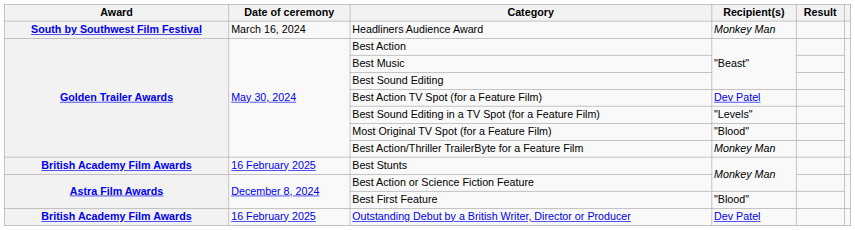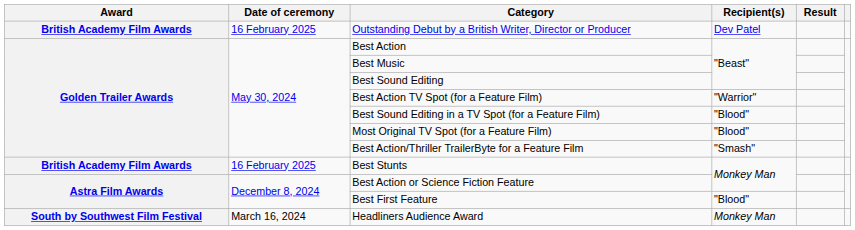rows swapped: (418, 30) <-> (492, 217)
(737, 98) Dev Patel -> (735, 98) "Warrior"
(733, 115) "Levels" -> (732, 115) "Blood"
(745, 149) Monkey Man -> (734, 149) "Smash"
